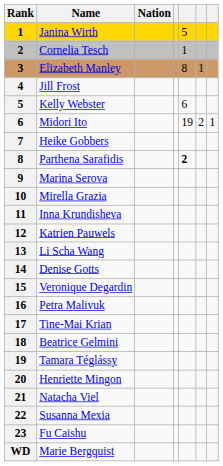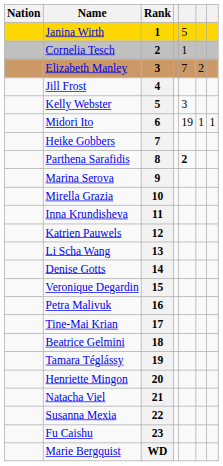columns swapped: (20, 13) <-> (154, 13)
(184, 68) 8 -> (184, 68) 7
(201, 68) 1 -> (201, 68) 2
(184, 104) 6 -> (184, 104) 3
(201, 123) 2 -> (201, 123) 1
